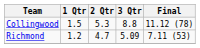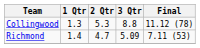(74, 24) 1.5 -> (74, 24) 1.3
(74, 37) 1.2 -> (74, 37) 1.4
